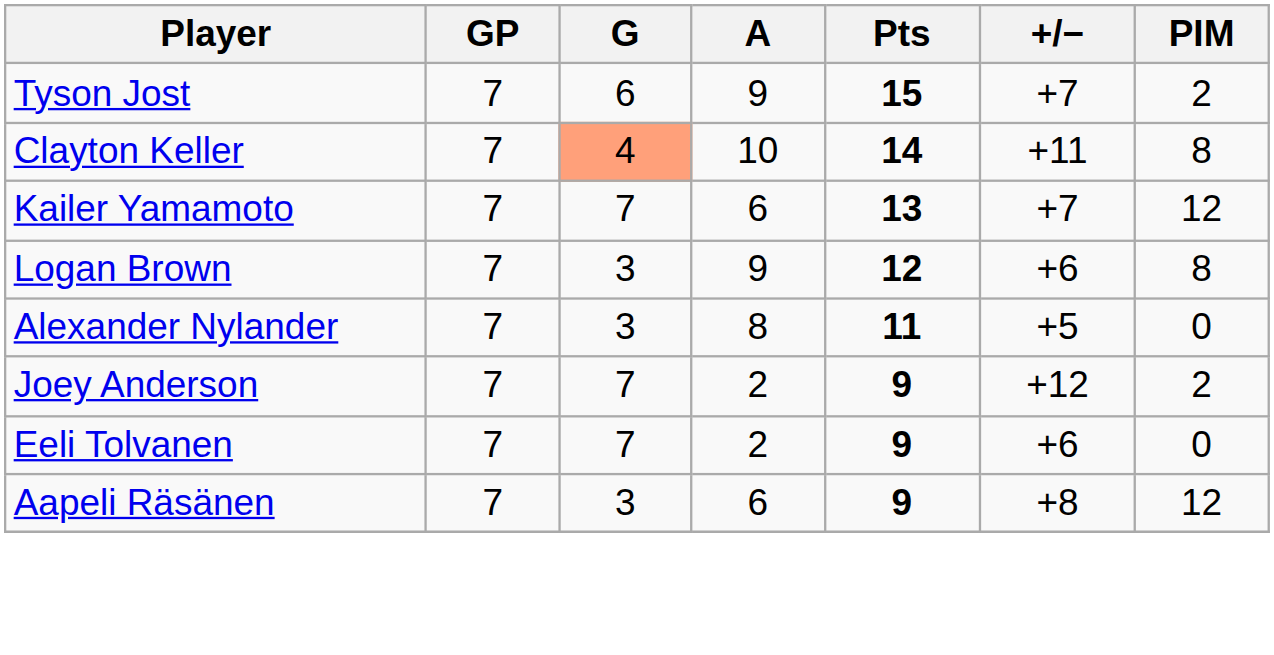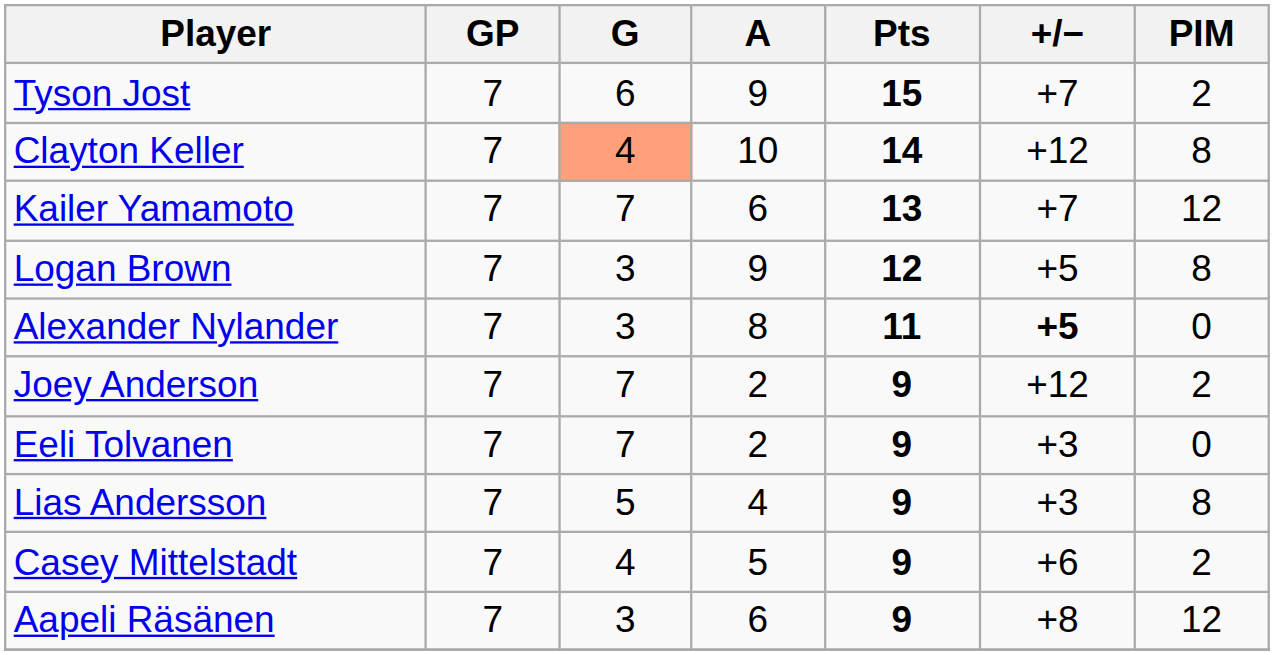(1057, 151) +11 -> (1057, 151) +12
(1058, 268) +6 -> (1058, 268) +5
(1058, 326) normal -> (1058, 326) bold
(1058, 444) +6 -> (1058, 444) +3
+ row: (140, 502)
+ row: (155, 561)
